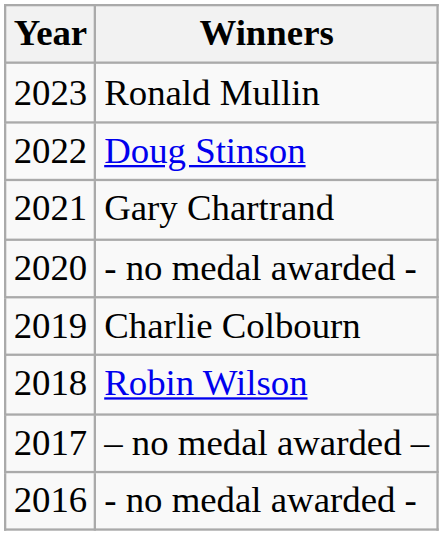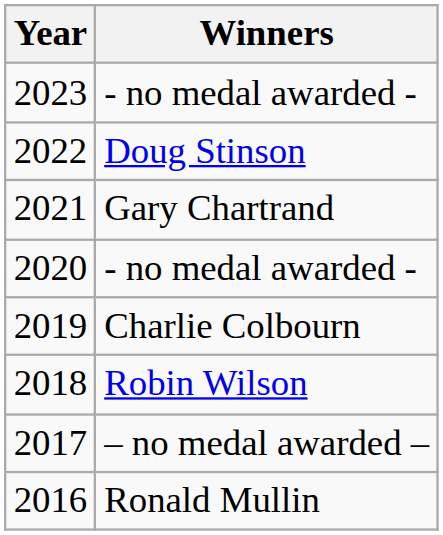(212, 92) Ronald Mullin -> (261, 92) - no medal awarded -
(261, 500) - no medal awarded - -> (212, 500) Ronald Mullin
